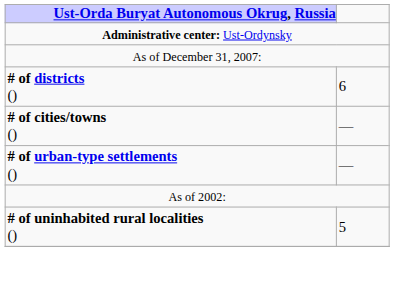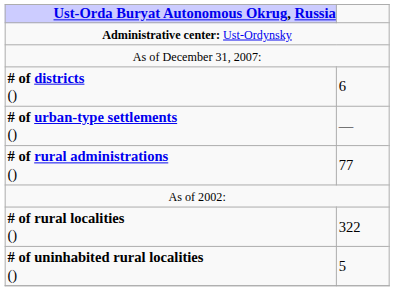- row: (57, 125)
+ row: (88, 165)
+ row: (66, 226)
